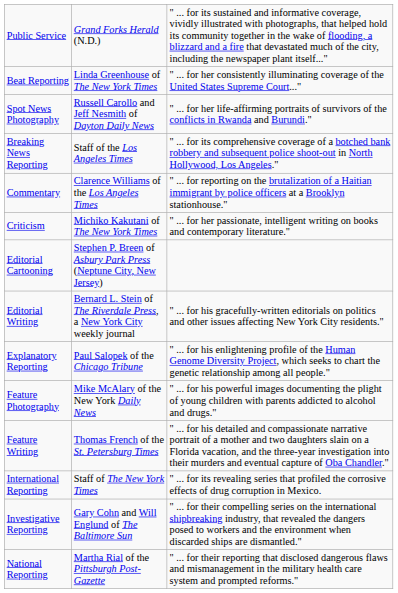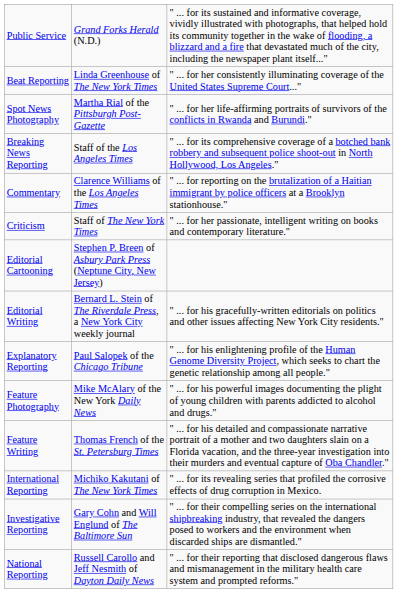(114, 114) Russell Carollo and Jeff Nesmith of Dayton Daily News -> (111, 114) Martha Rial of the Pittsburgh Post-Gazette
(117, 226) Michiko Kakutani of The New York Times -> (119, 226) Staff of The New York Times
(119, 485) Staff of The New York Times -> (117, 485) Michiko Kakutani of The New York Times
(111, 569) Martha Rial of the Pittsburgh Post-Gazette -> (114, 569) Russell Carollo and Jeff Nesmith of Dayton Daily News
